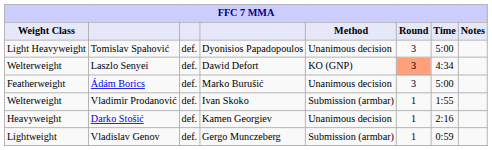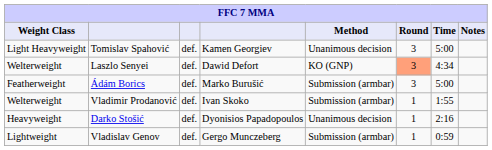(253, 48) Dyonisios Papadopoulos -> (237, 48) Kamen Georgiev
(350, 83) Unanimous decision -> (351, 83) Submission (armbar)
(237, 119) Kamen Georgiev -> (253, 119) Dyonisios Papadopoulos
